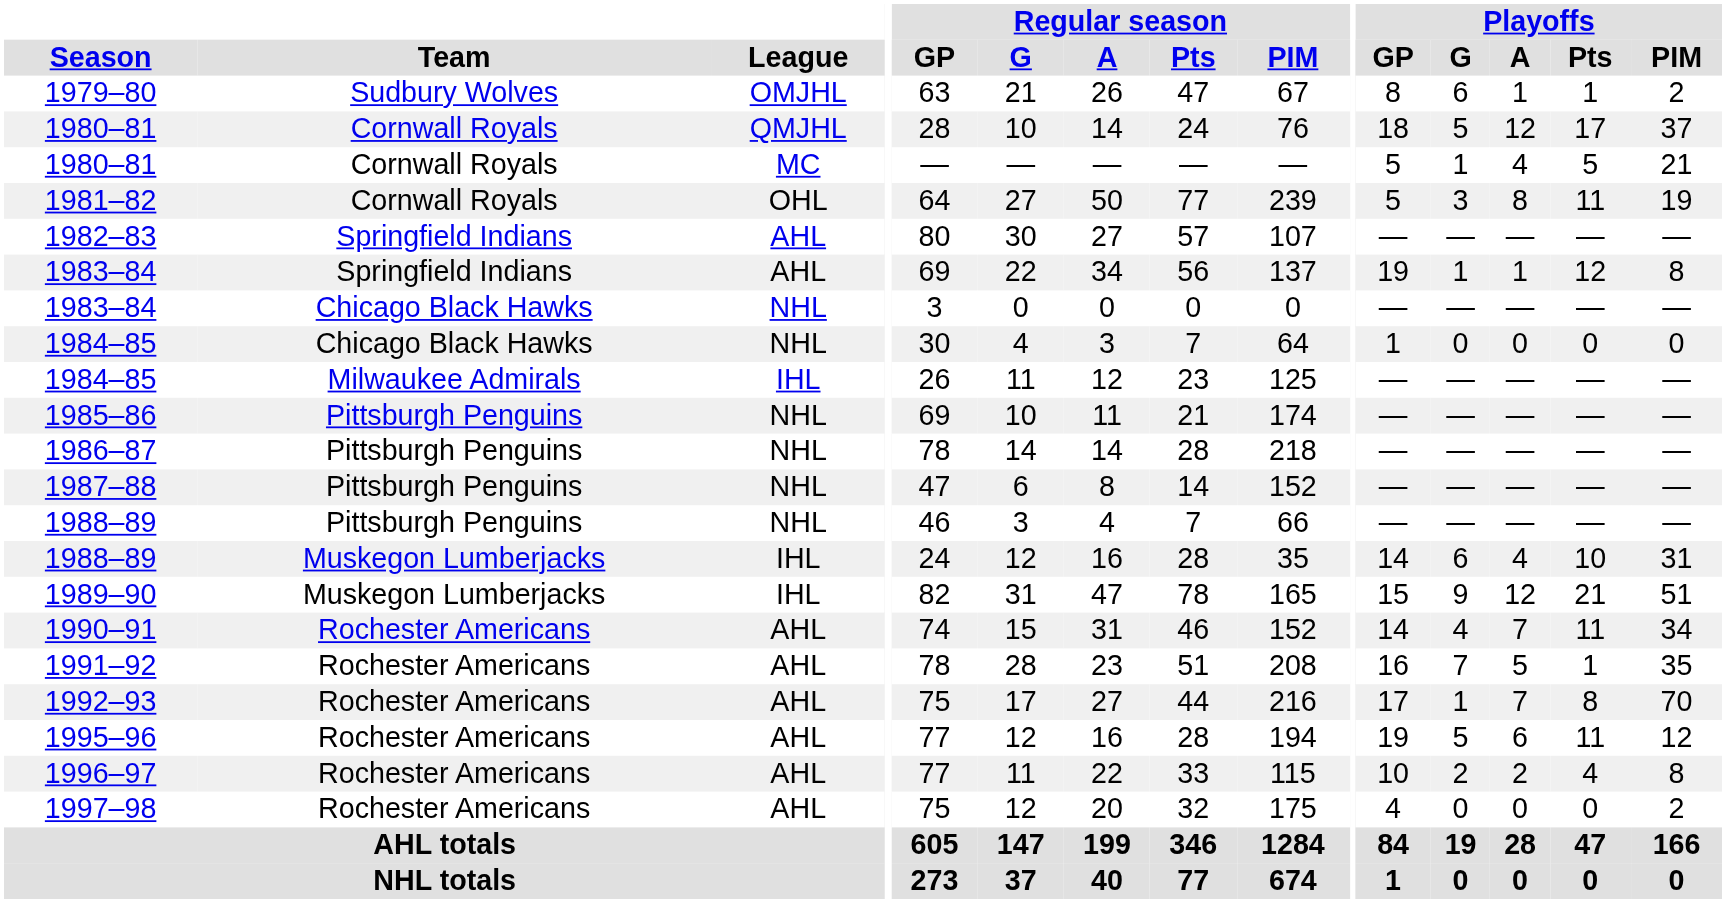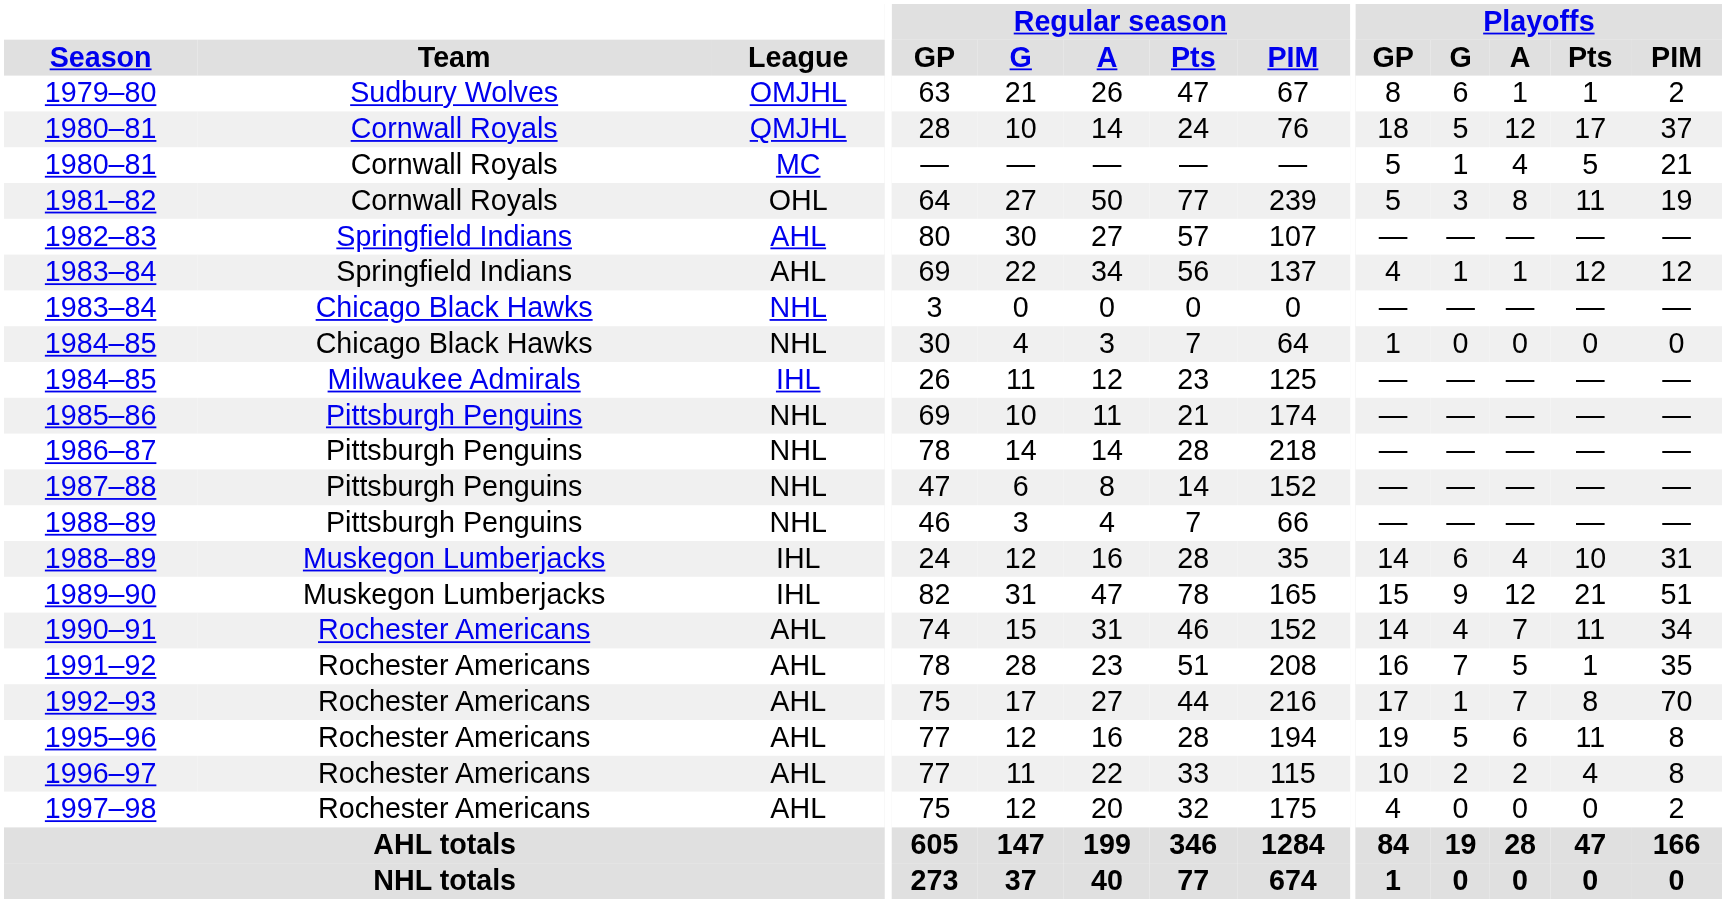(1393, 272) 19 -> (1393, 272) 4
(1677, 272) 8 -> (1677, 272) 12
(1677, 737) 12 -> (1677, 737) 8
